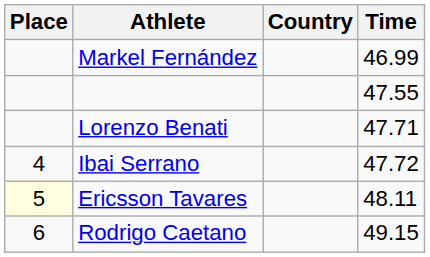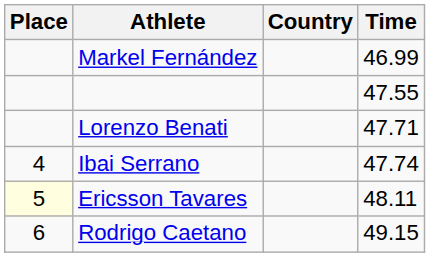(391, 163) 47.72 -> (391, 163) 47.74
